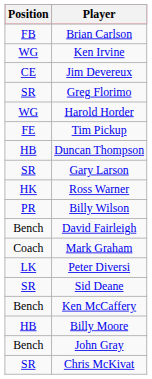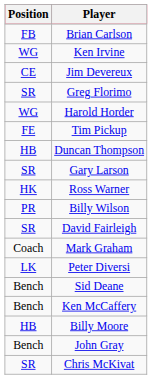(28, 228) Bench -> (28, 228) SR
(28, 287) SR -> (28, 287) Bench
